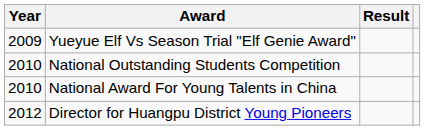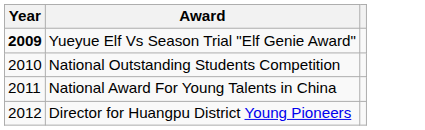- column: (386, 16)
(25, 40) normal -> (25, 40) bold
(25, 88) 2010 -> (24, 88) 2011
